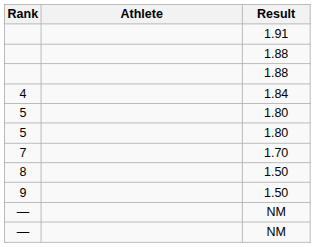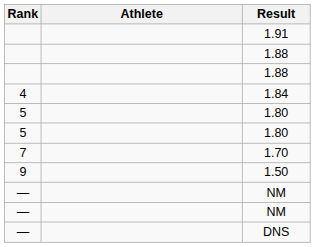- row: (23, 172)
+ row: (23, 232)
